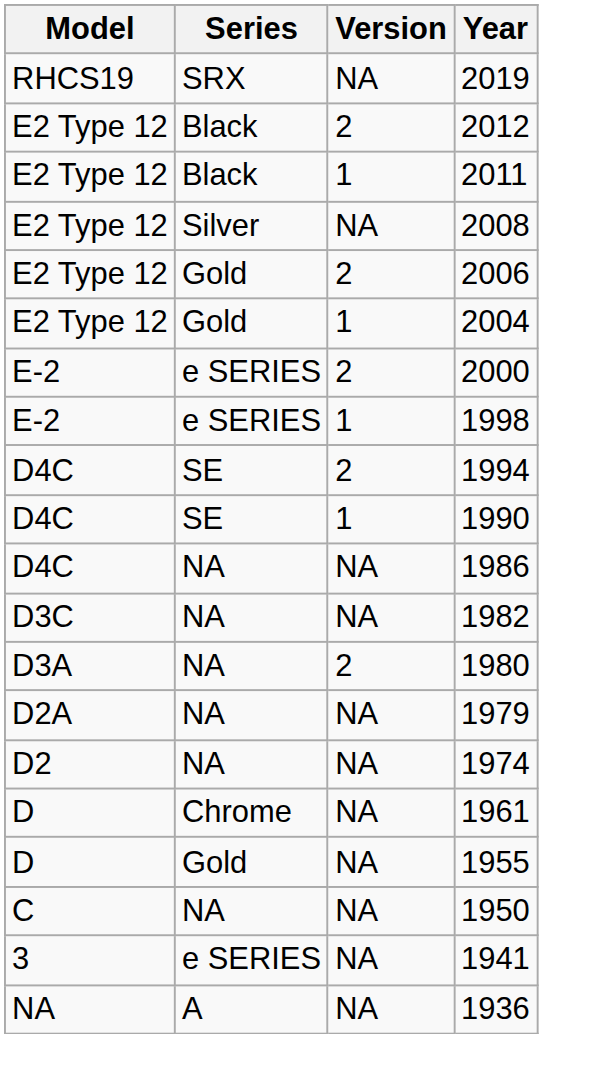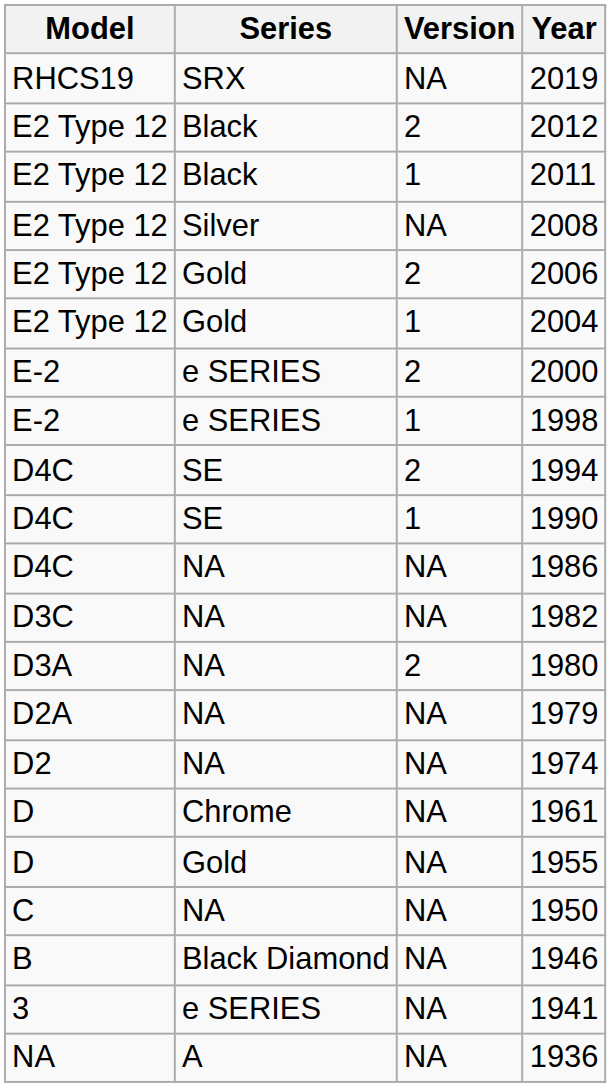+ row: (564, 959)
